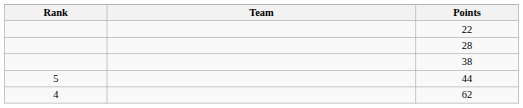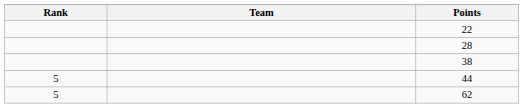(56, 95) 4 -> (56, 95) 5
